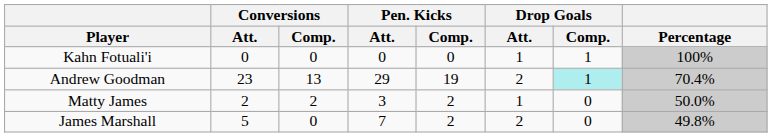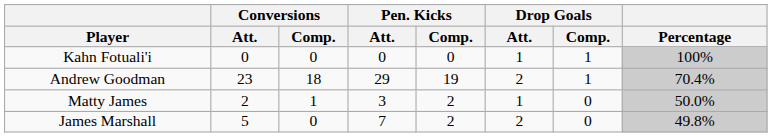(313, 79) 13 -> (313, 79) 18
(588, 79) paleturquoise background -> (588, 79) no background
(313, 100) 2 -> (313, 100) 1
